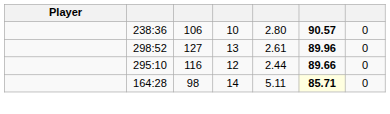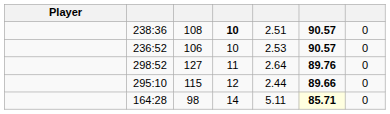(193, 30) 106 -> (193, 30) 108
(233, 30) normal -> (233, 30) bold
(276, 30) 2.80 -> (276, 30) 2.51
+ row: (150, 48)
(233, 48) 13 -> (233, 65) 11
(276, 48) 2.61 -> (276, 65) 2.64
(322, 48) 89.96 -> (322, 65) 89.76
(193, 65) 116 -> (193, 83) 115
